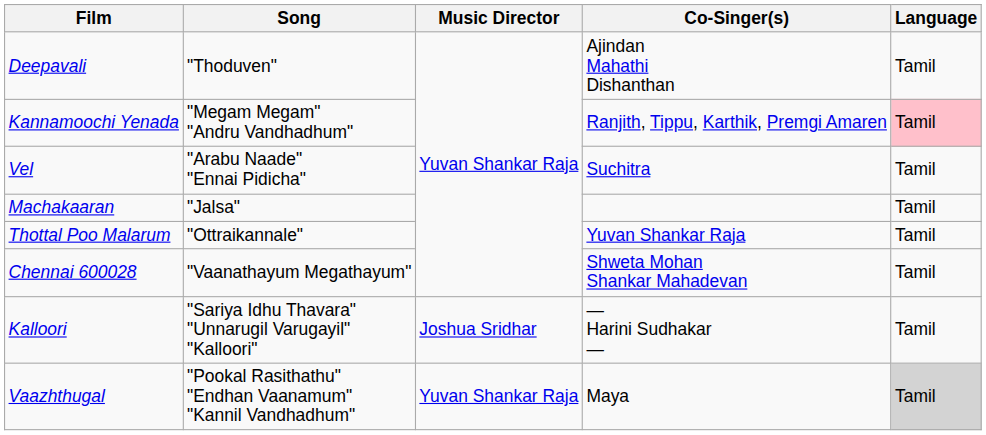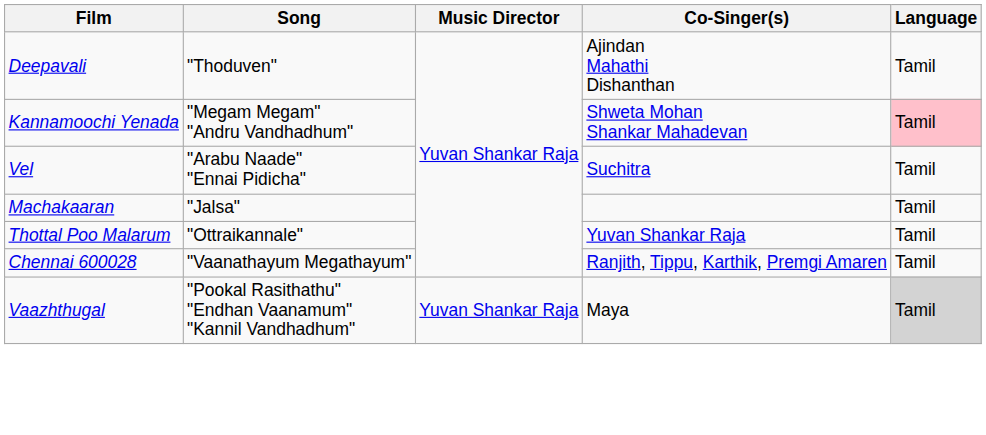(737, 122) Ranjith, Tippu, Karthik, Premgi Amaren -> (667, 122) Shweta Mohan Shankar Mahadevan
(667, 272) Shweta Mohan Shankar Mahadevan -> (737, 262) Ranjith, Tippu, Karthik, Premgi Amaren
- row: (38, 329)
